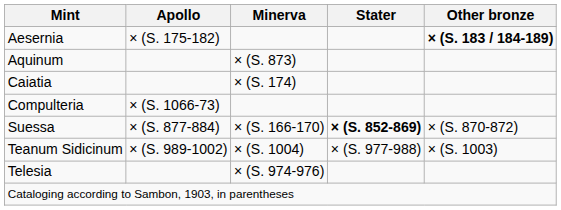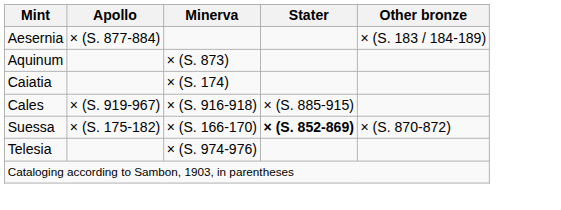(174, 37) × (S. 175-182) -> (115, 37) × (S. 877-884)
(491, 37) bold -> (423, 37) normal
+ row: (26, 104)
- row: (46, 104)
(174, 127) × (S. 877-884) -> (115, 127) × (S. 175-182)
- row: (65, 149)
